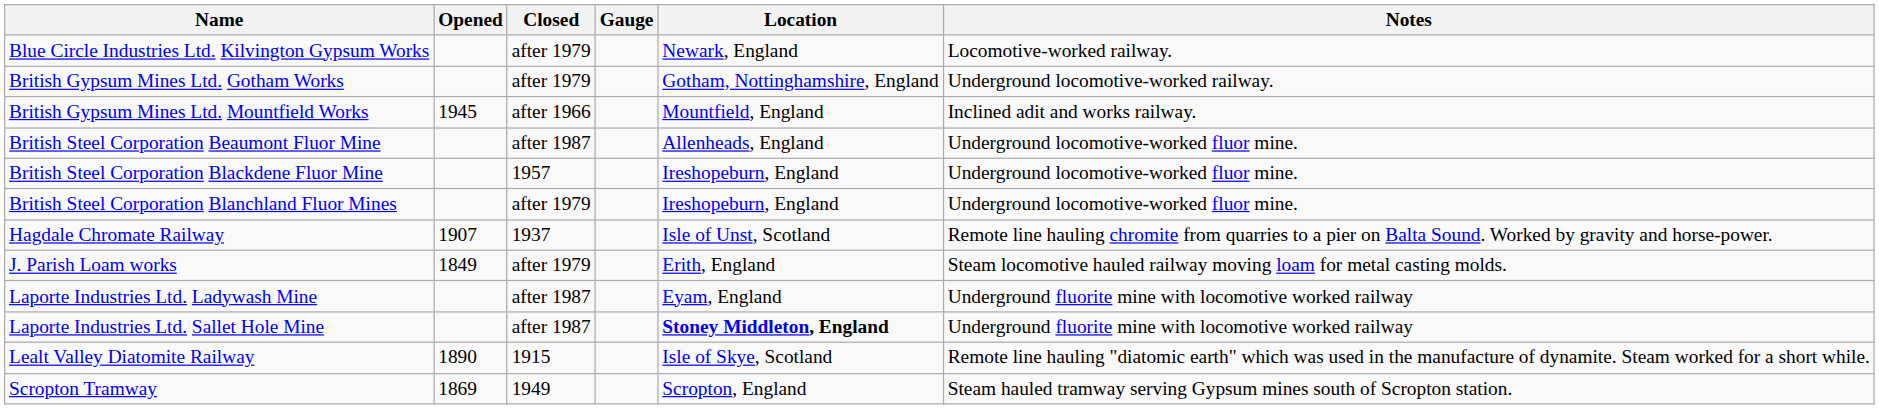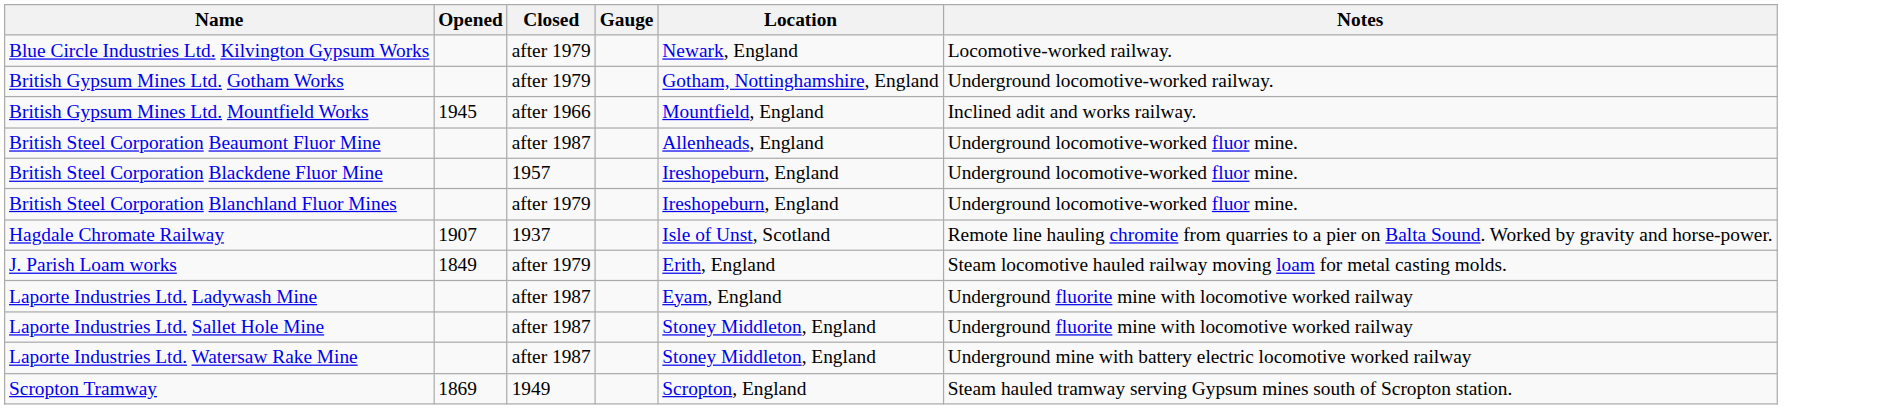(776, 326) bold -> (769, 326) normal
+ row: (183, 357)
- row: (132, 357)
